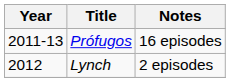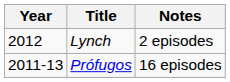rows swapped: (91, 65) <-> (101, 41)
